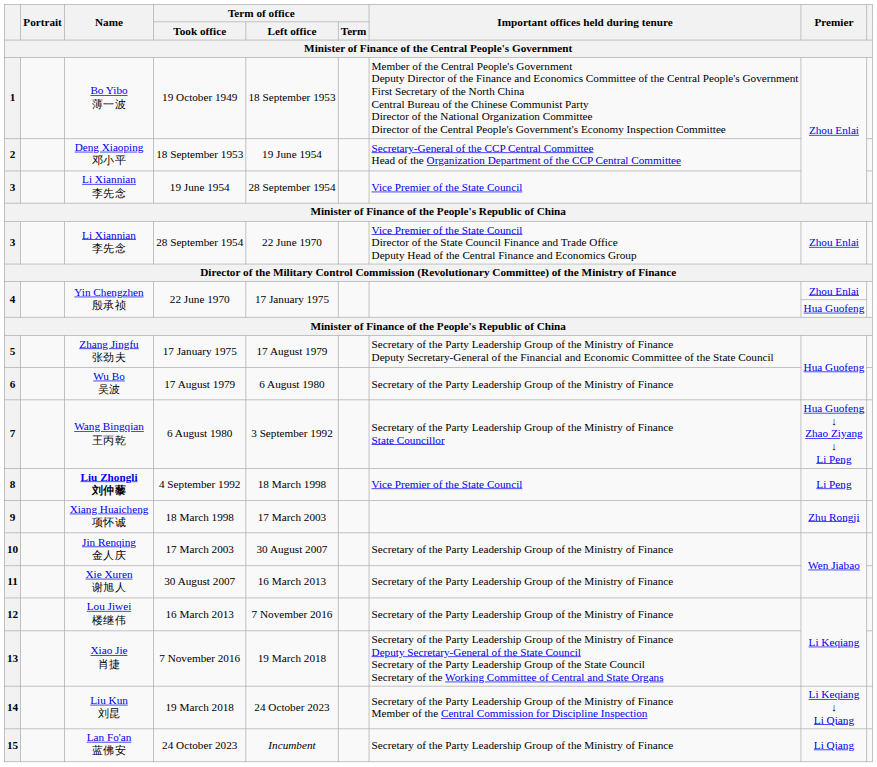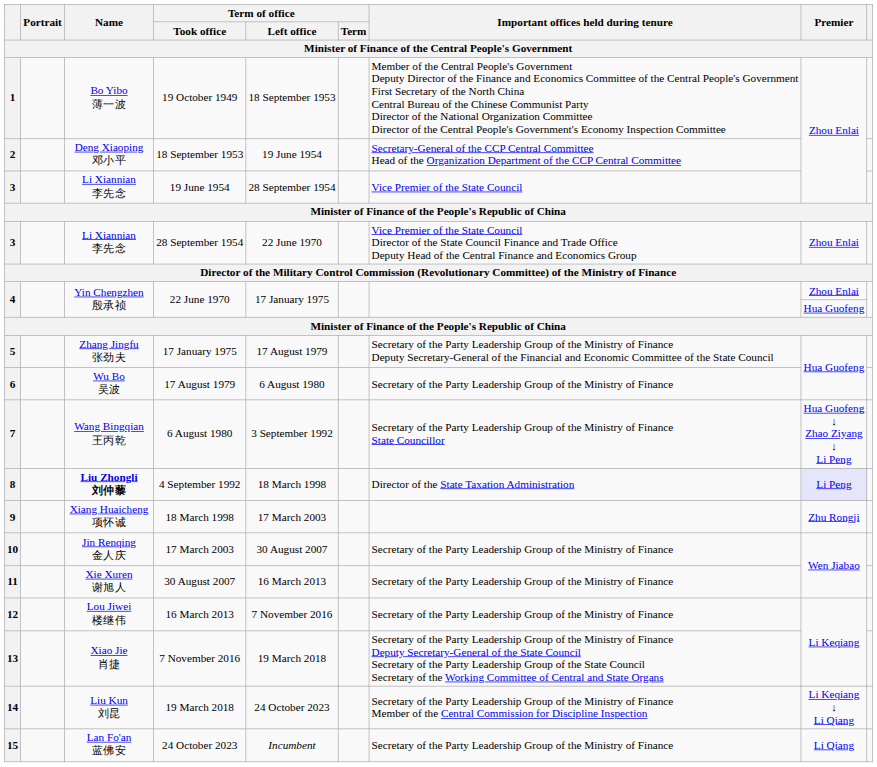(447, 484) Vice Premier of the State Council -> (473, 484) Director of the State Taxation Administration
(834, 484) no background -> (834, 484) lavender background
